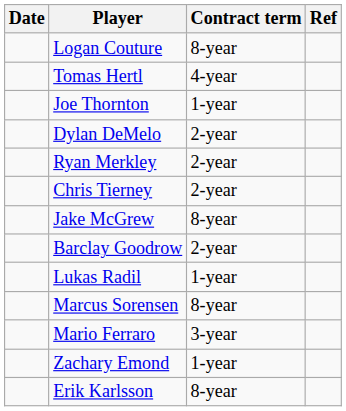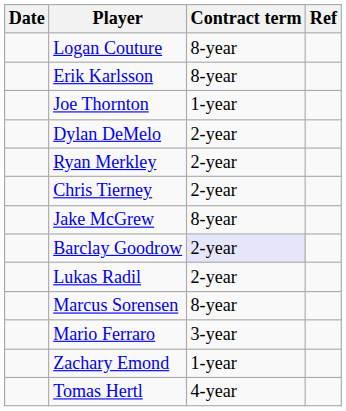rows swapped: (98, 76) <-> (103, 391)
(214, 248) no background -> (214, 248) lavender background
(214, 276) 1-year -> (214, 276) 2-year
